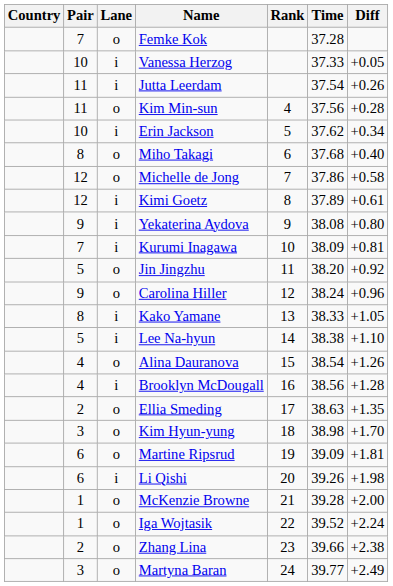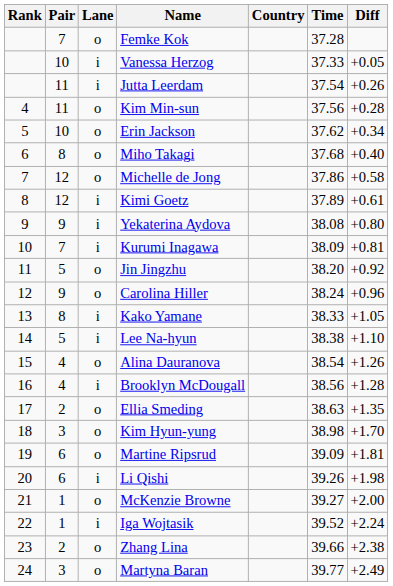columns swapped: (287, 16) <-> (34, 16)
(116, 131) i -> (98, 131) o
(328, 500) 39.28 -> (328, 500) 39.27
(116, 524) o -> (98, 524) i
